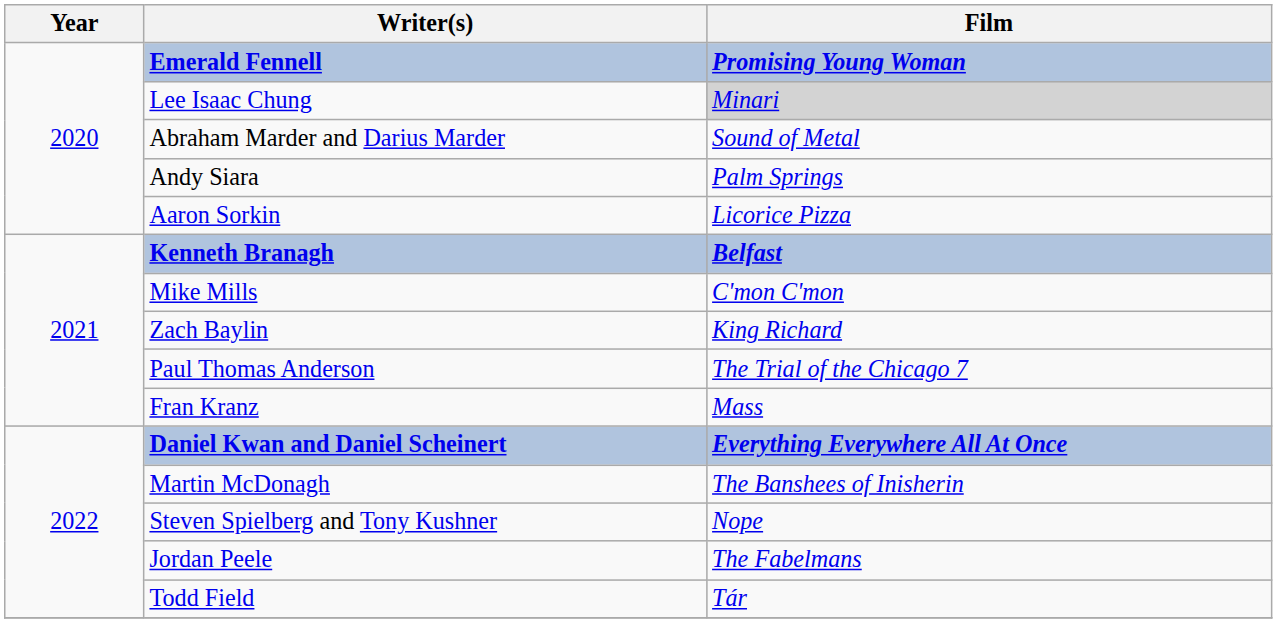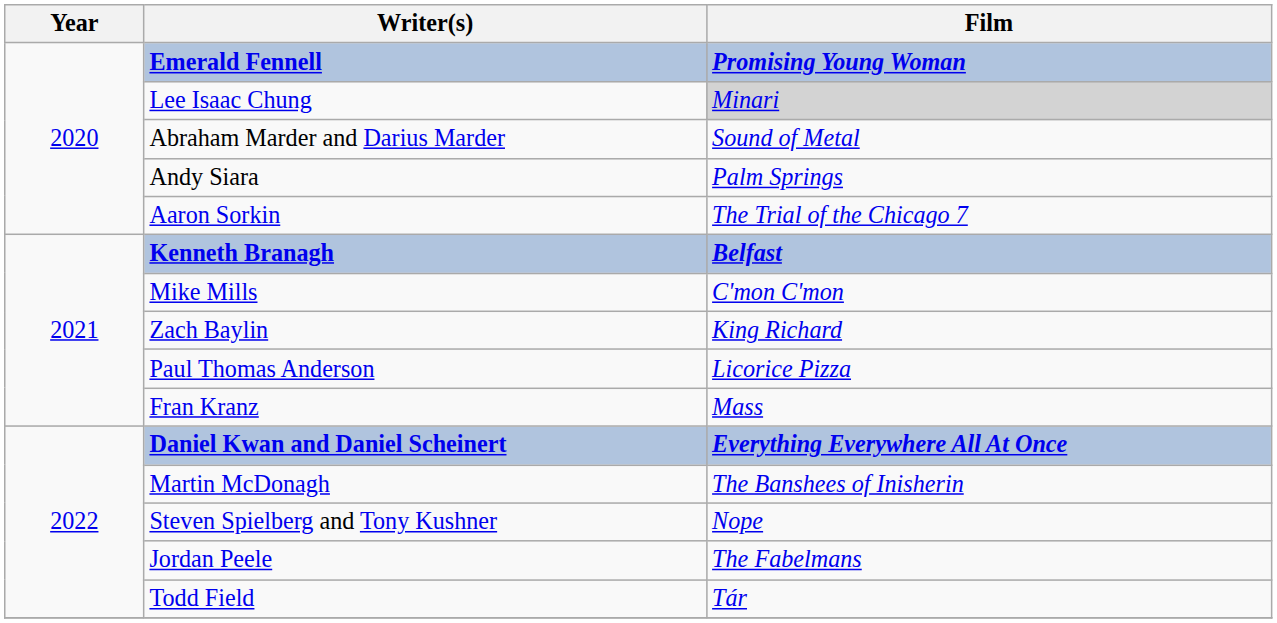(782, 215) Licorice Pizza -> (840, 215) The Trial of the Chicago 7
(840, 368) The Trial of the Chicago 7 -> (782, 368) Licorice Pizza
